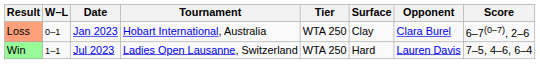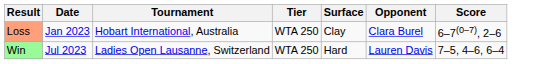- column: (57, 13)
